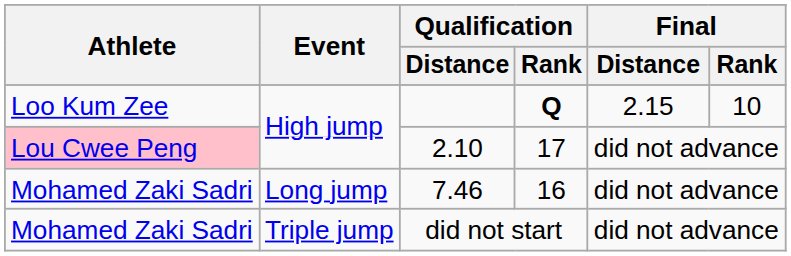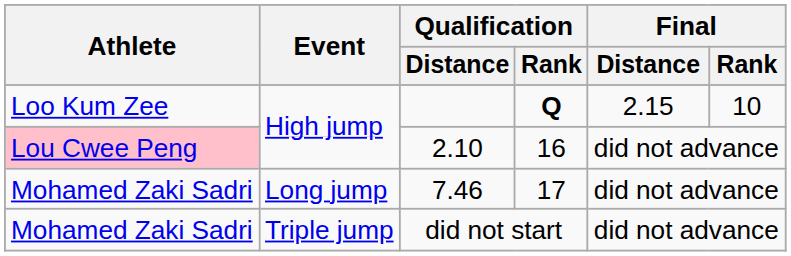(551, 148) 17 -> (551, 148) 16
(551, 189) 16 -> (551, 189) 17
